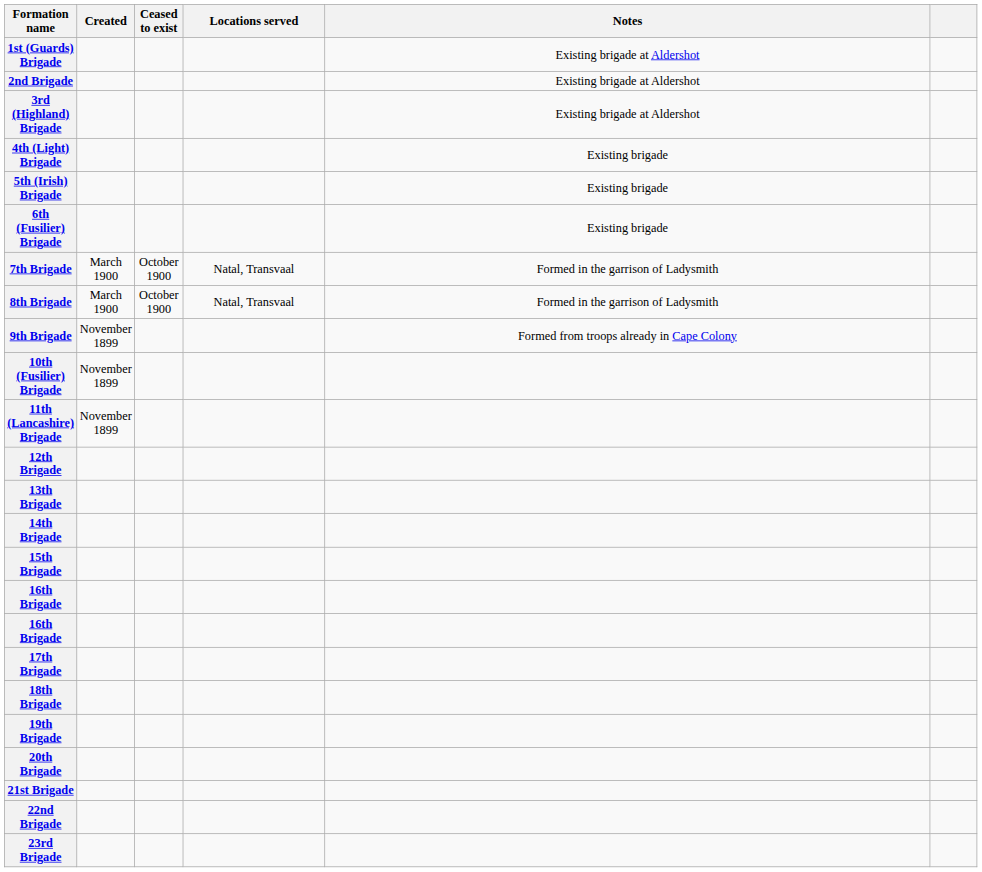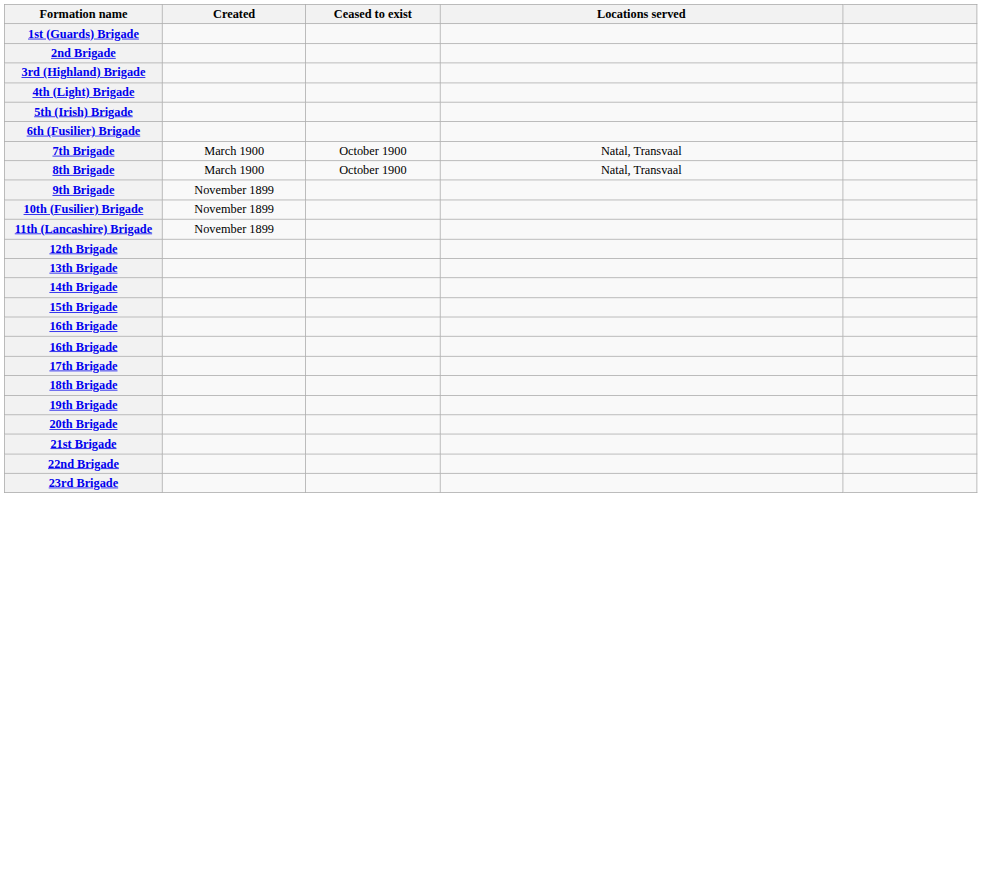- column: (628, 21)
